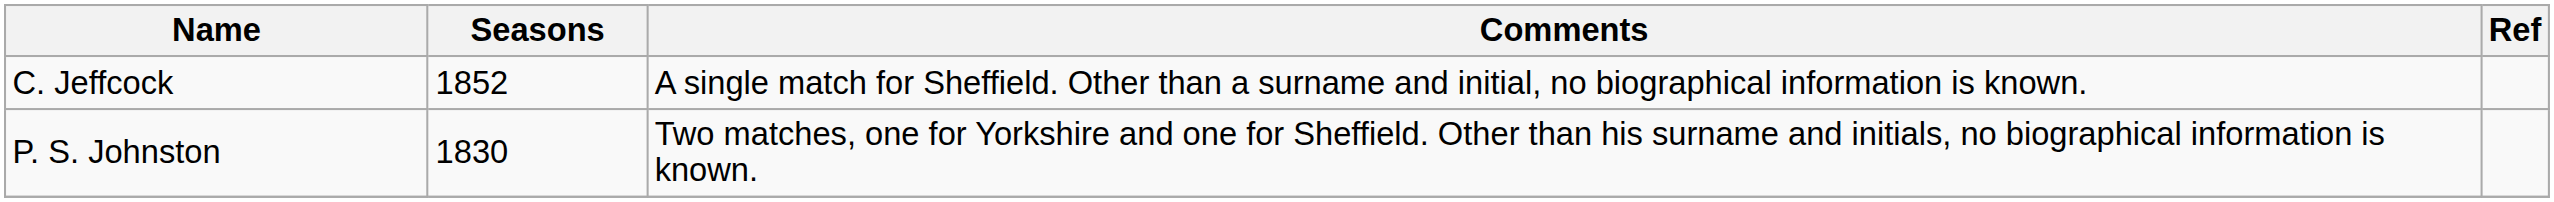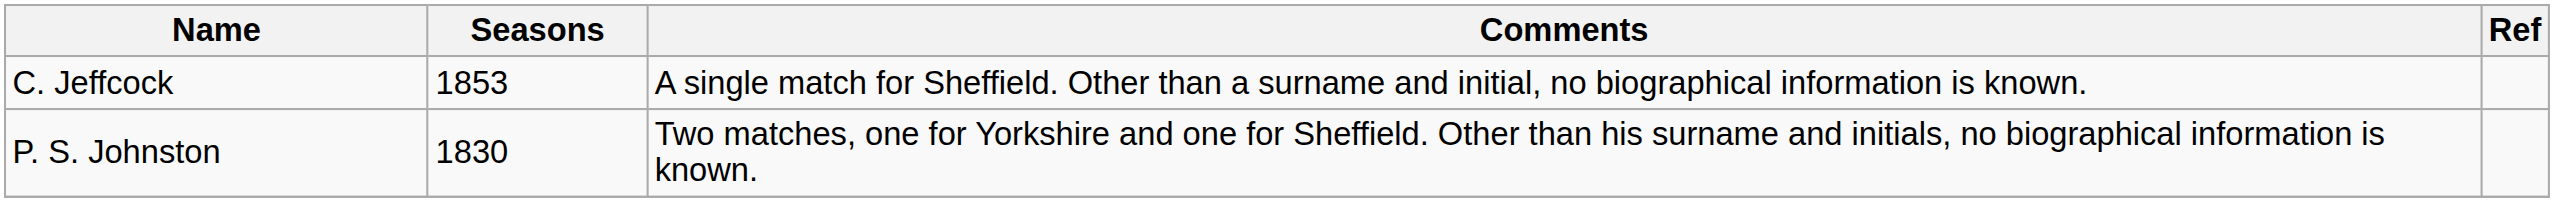(472, 82) 1852 -> (472, 82) 1853
